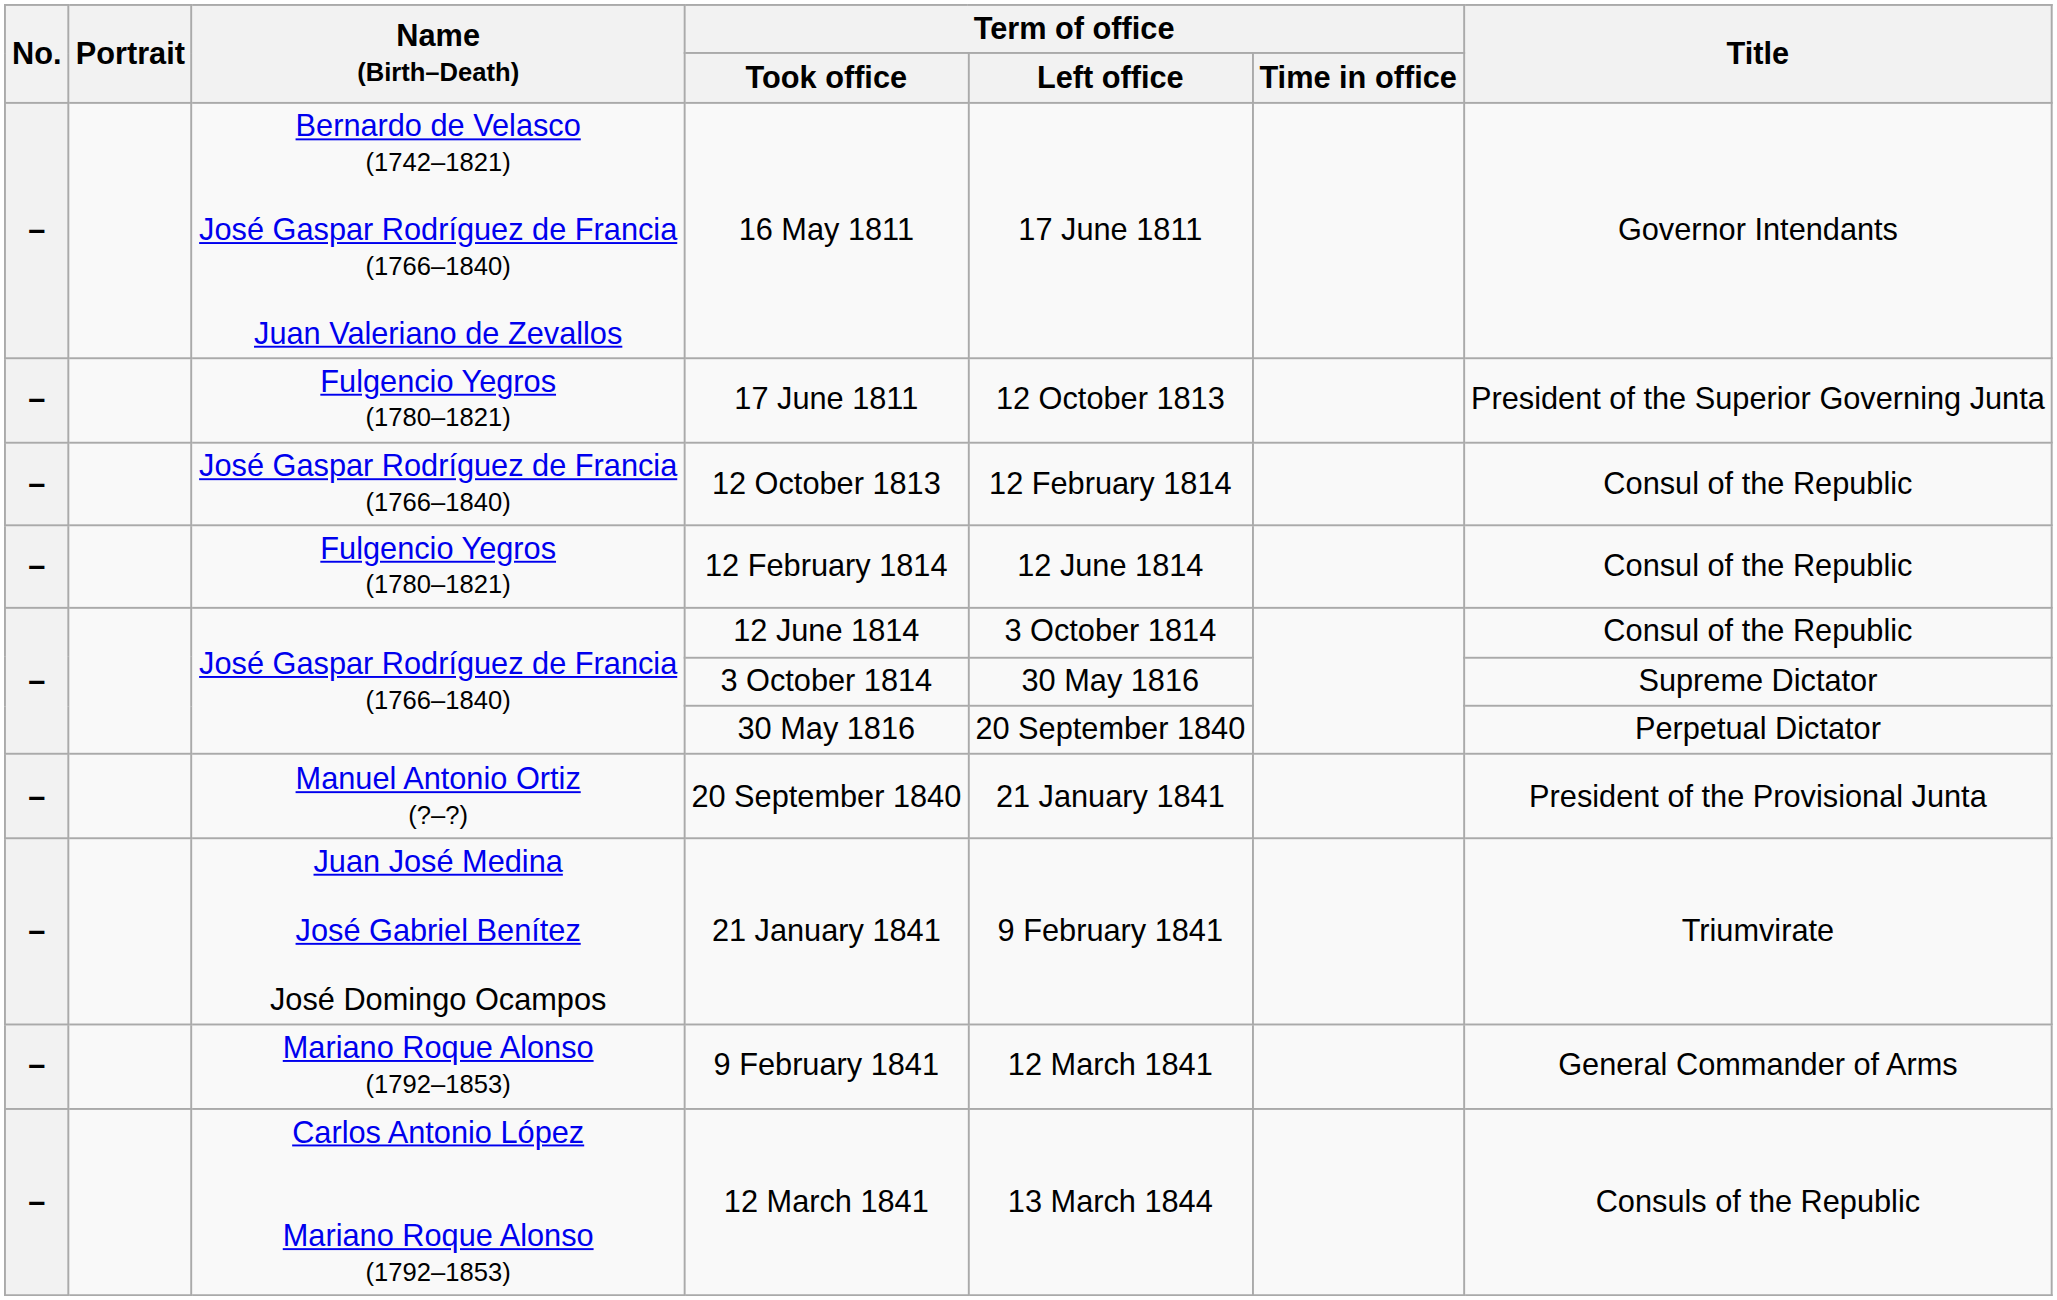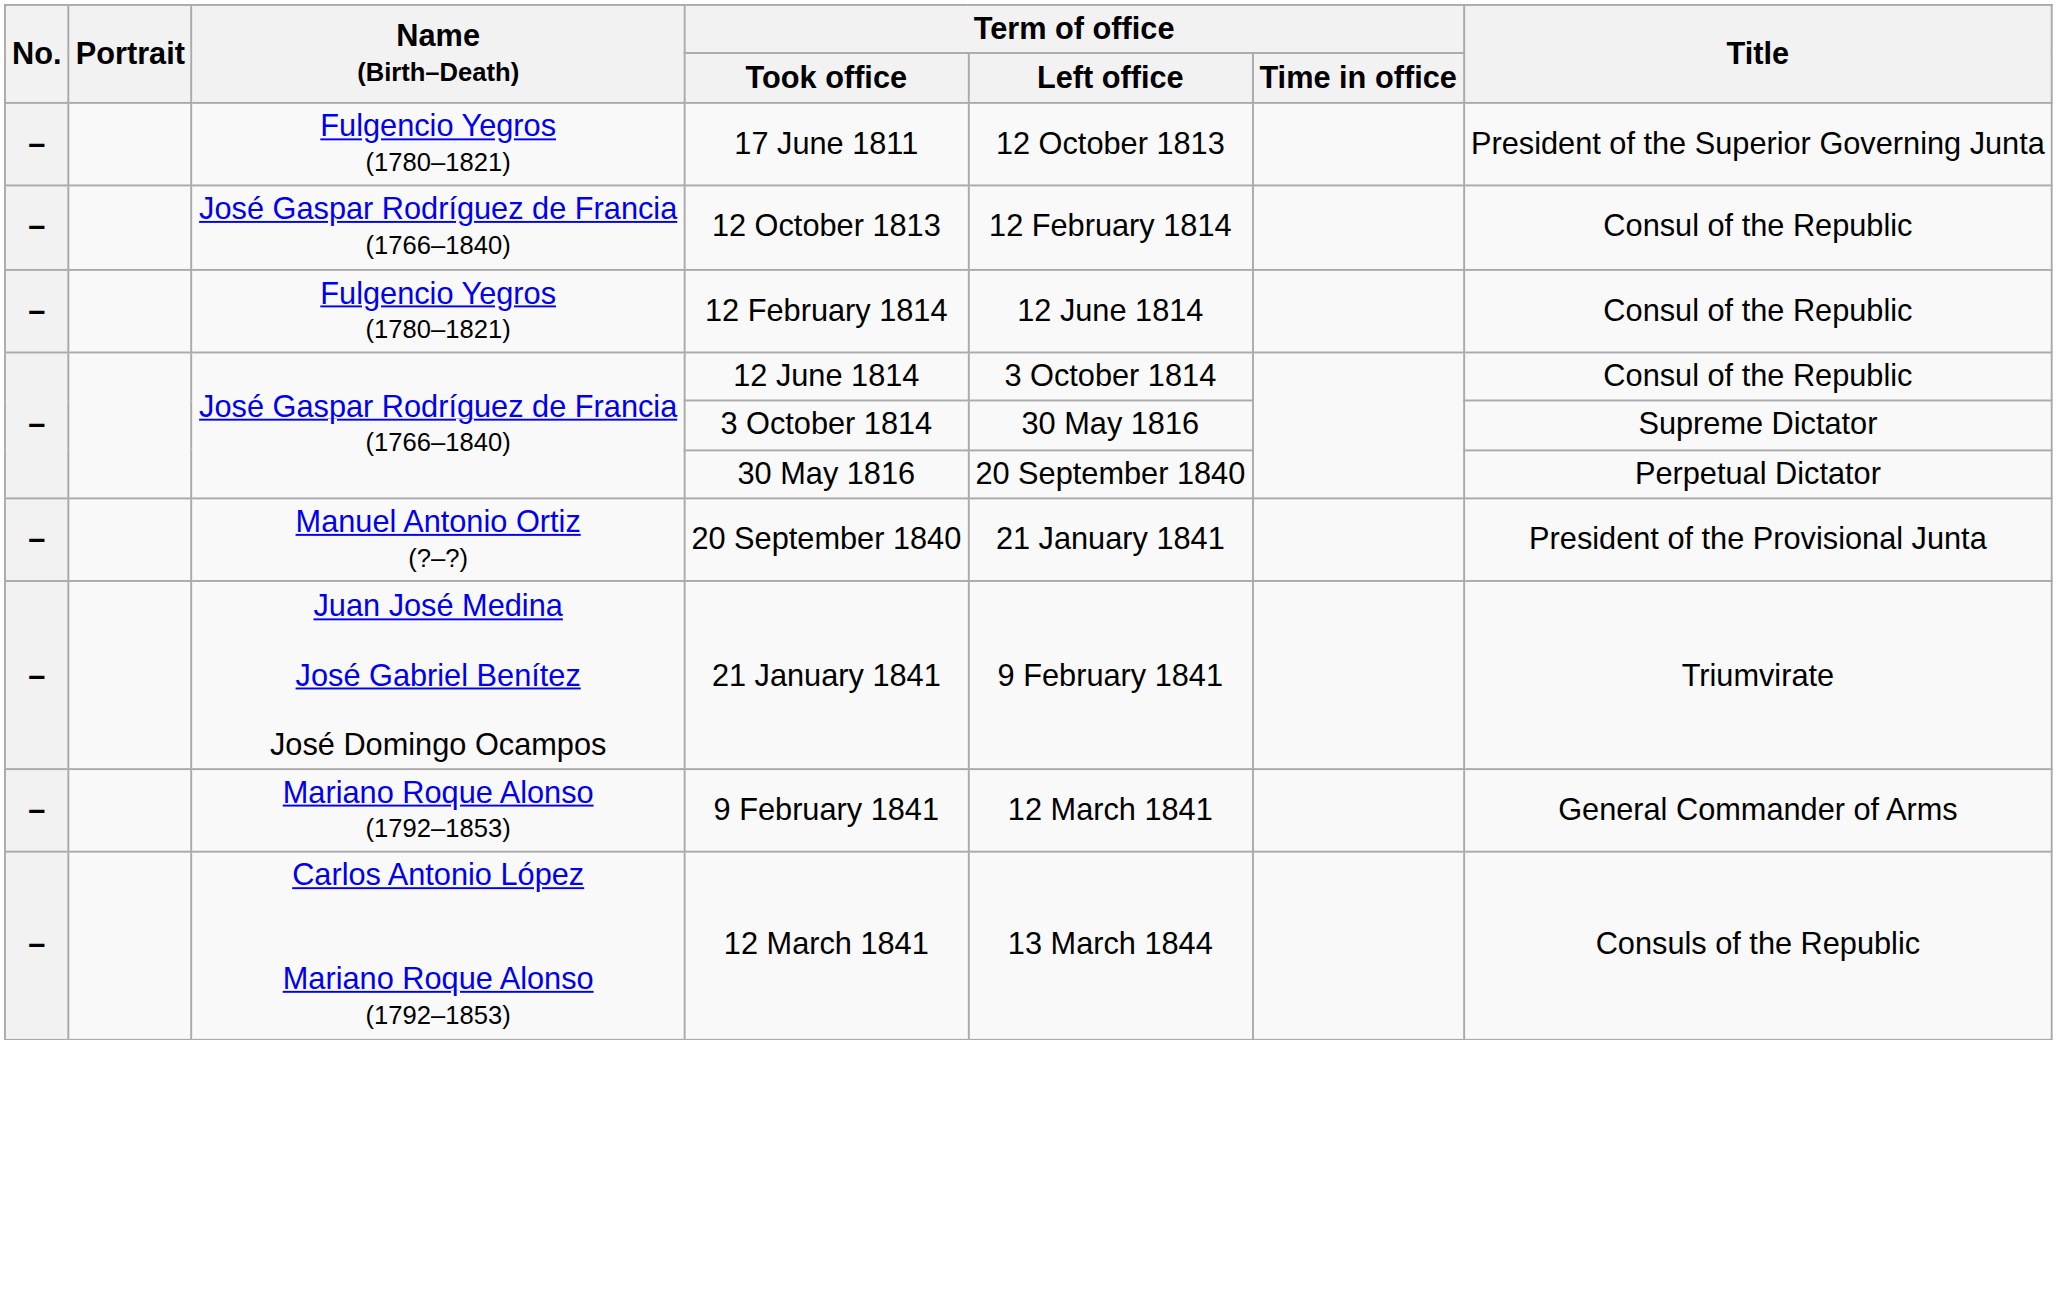- row: (826, 229)
